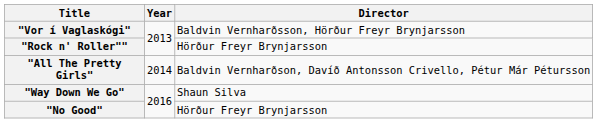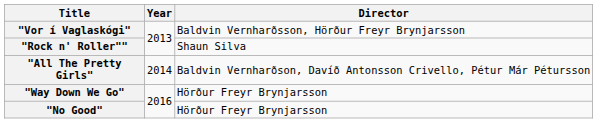(252, 47) Hörður Freyr Brynjarsson -> (211, 47) Shaun Silva
(211, 93) Shaun Silva -> (252, 93) Hörður Freyr Brynjarsson
